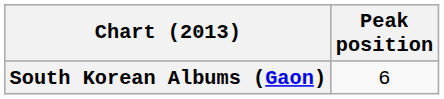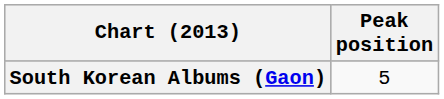(384, 78) 6 -> (384, 78) 5
